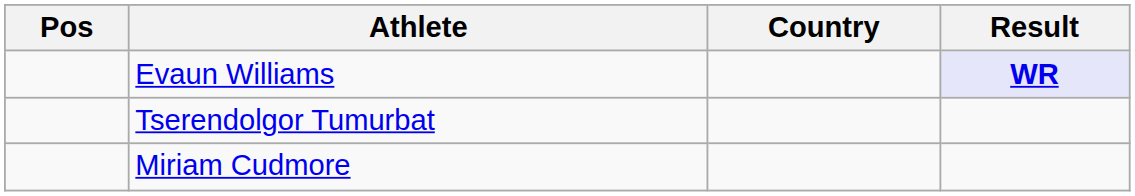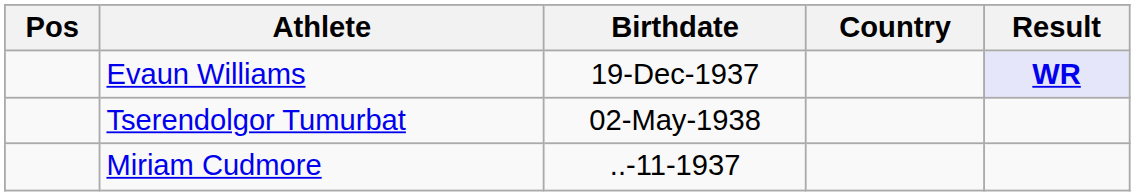+ column: (675, 27)
